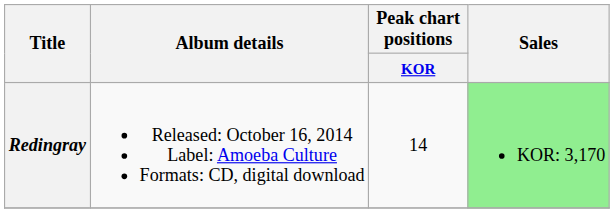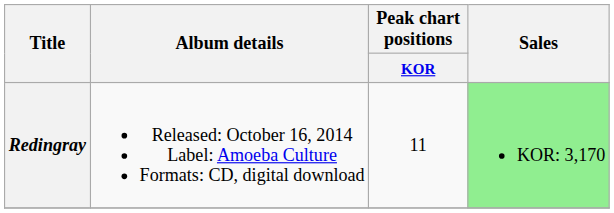(418, 145) 14 -> (418, 145) 11
